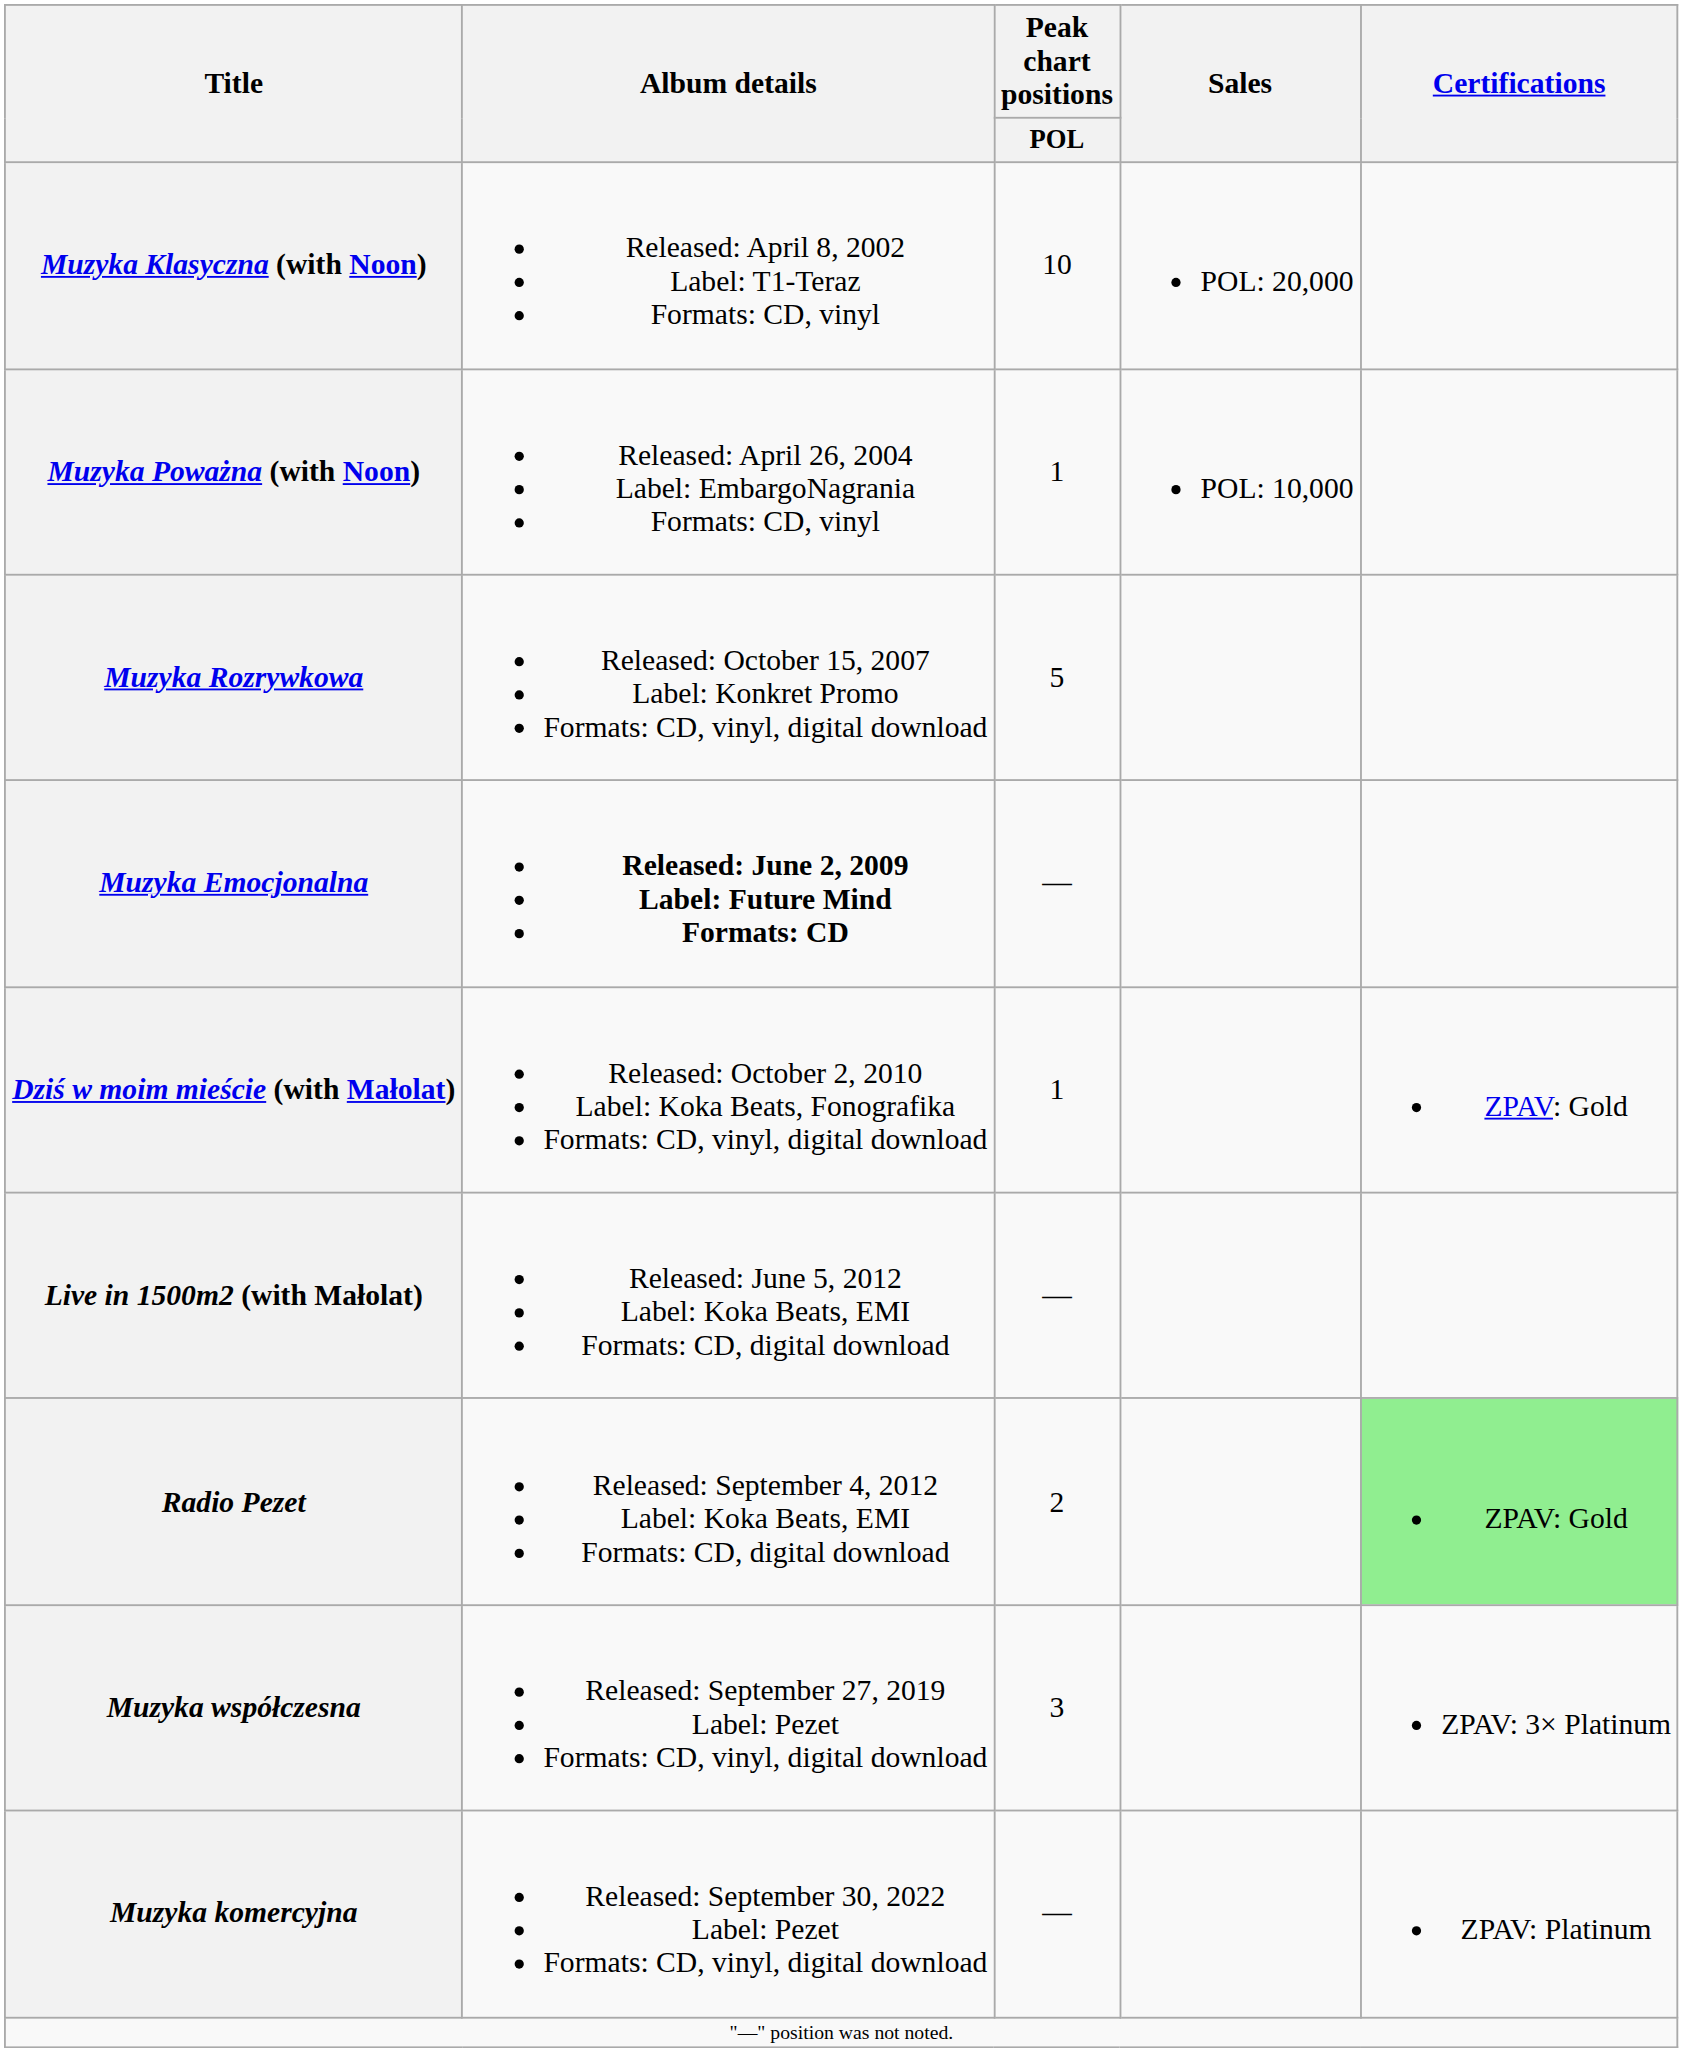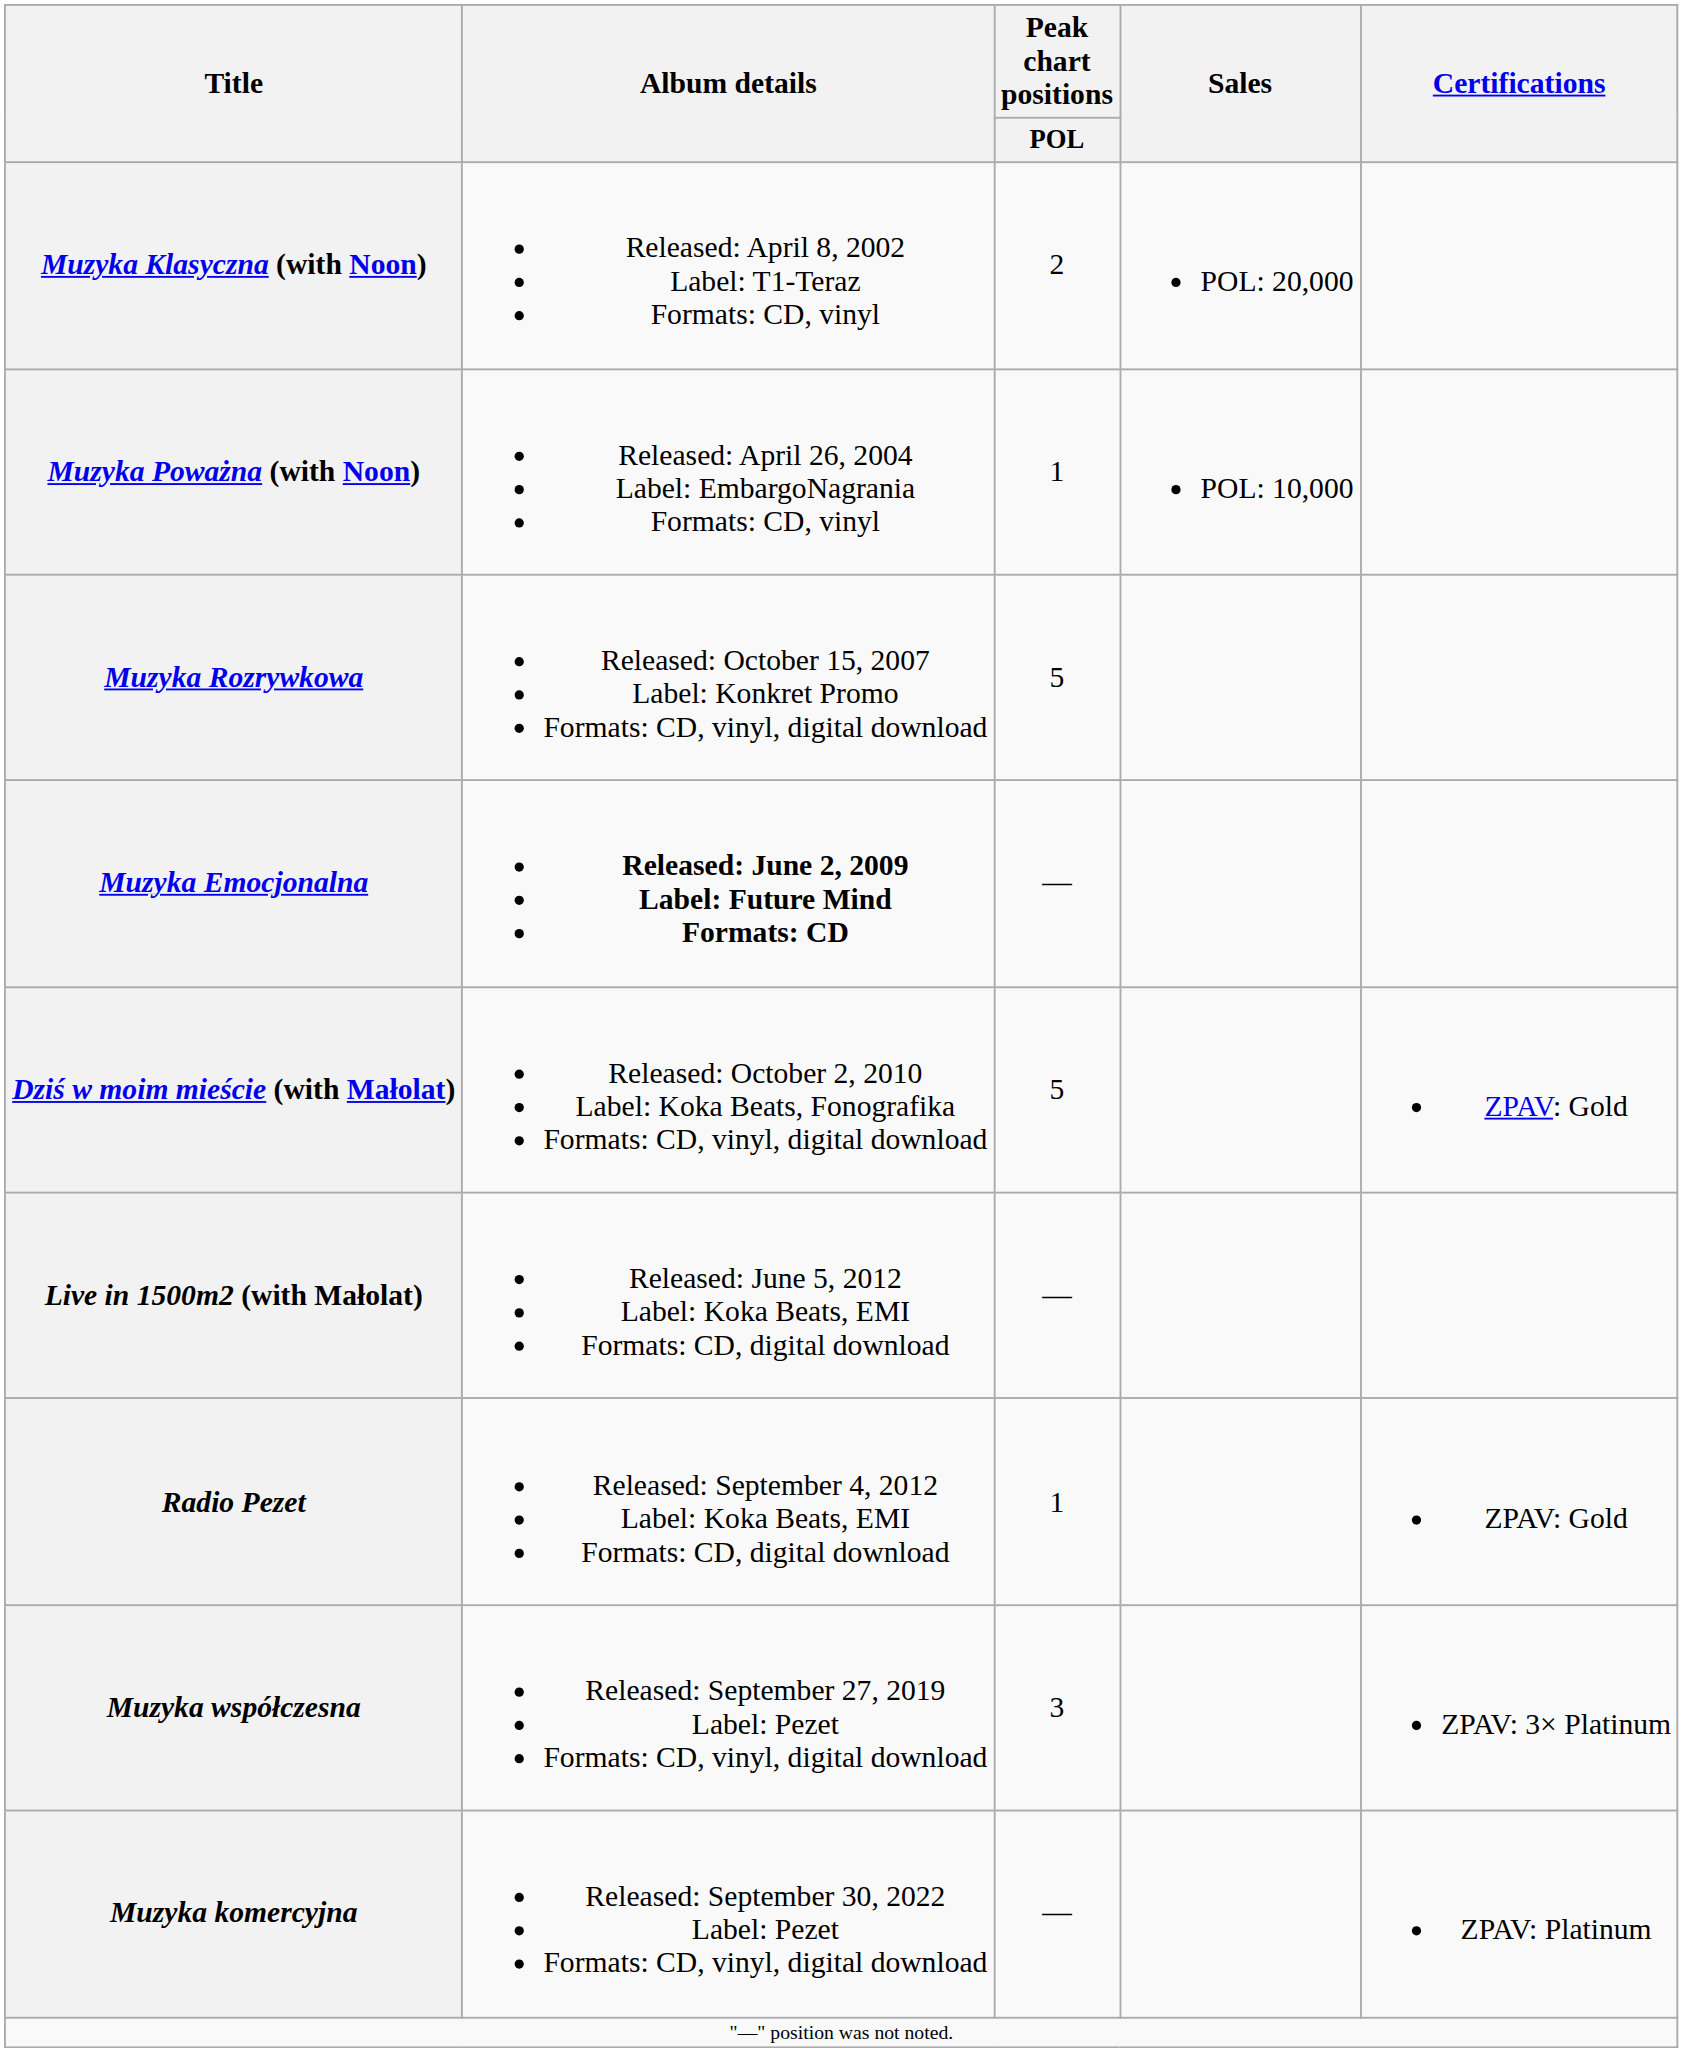(1057, 265) 10 -> (1057, 265) 2
(1057, 1089) 1 -> (1057, 1089) 5
(1057, 1501) 2 -> (1057, 1501) 1
(1519, 1518) lightgreen background -> (1519, 1518) no background
